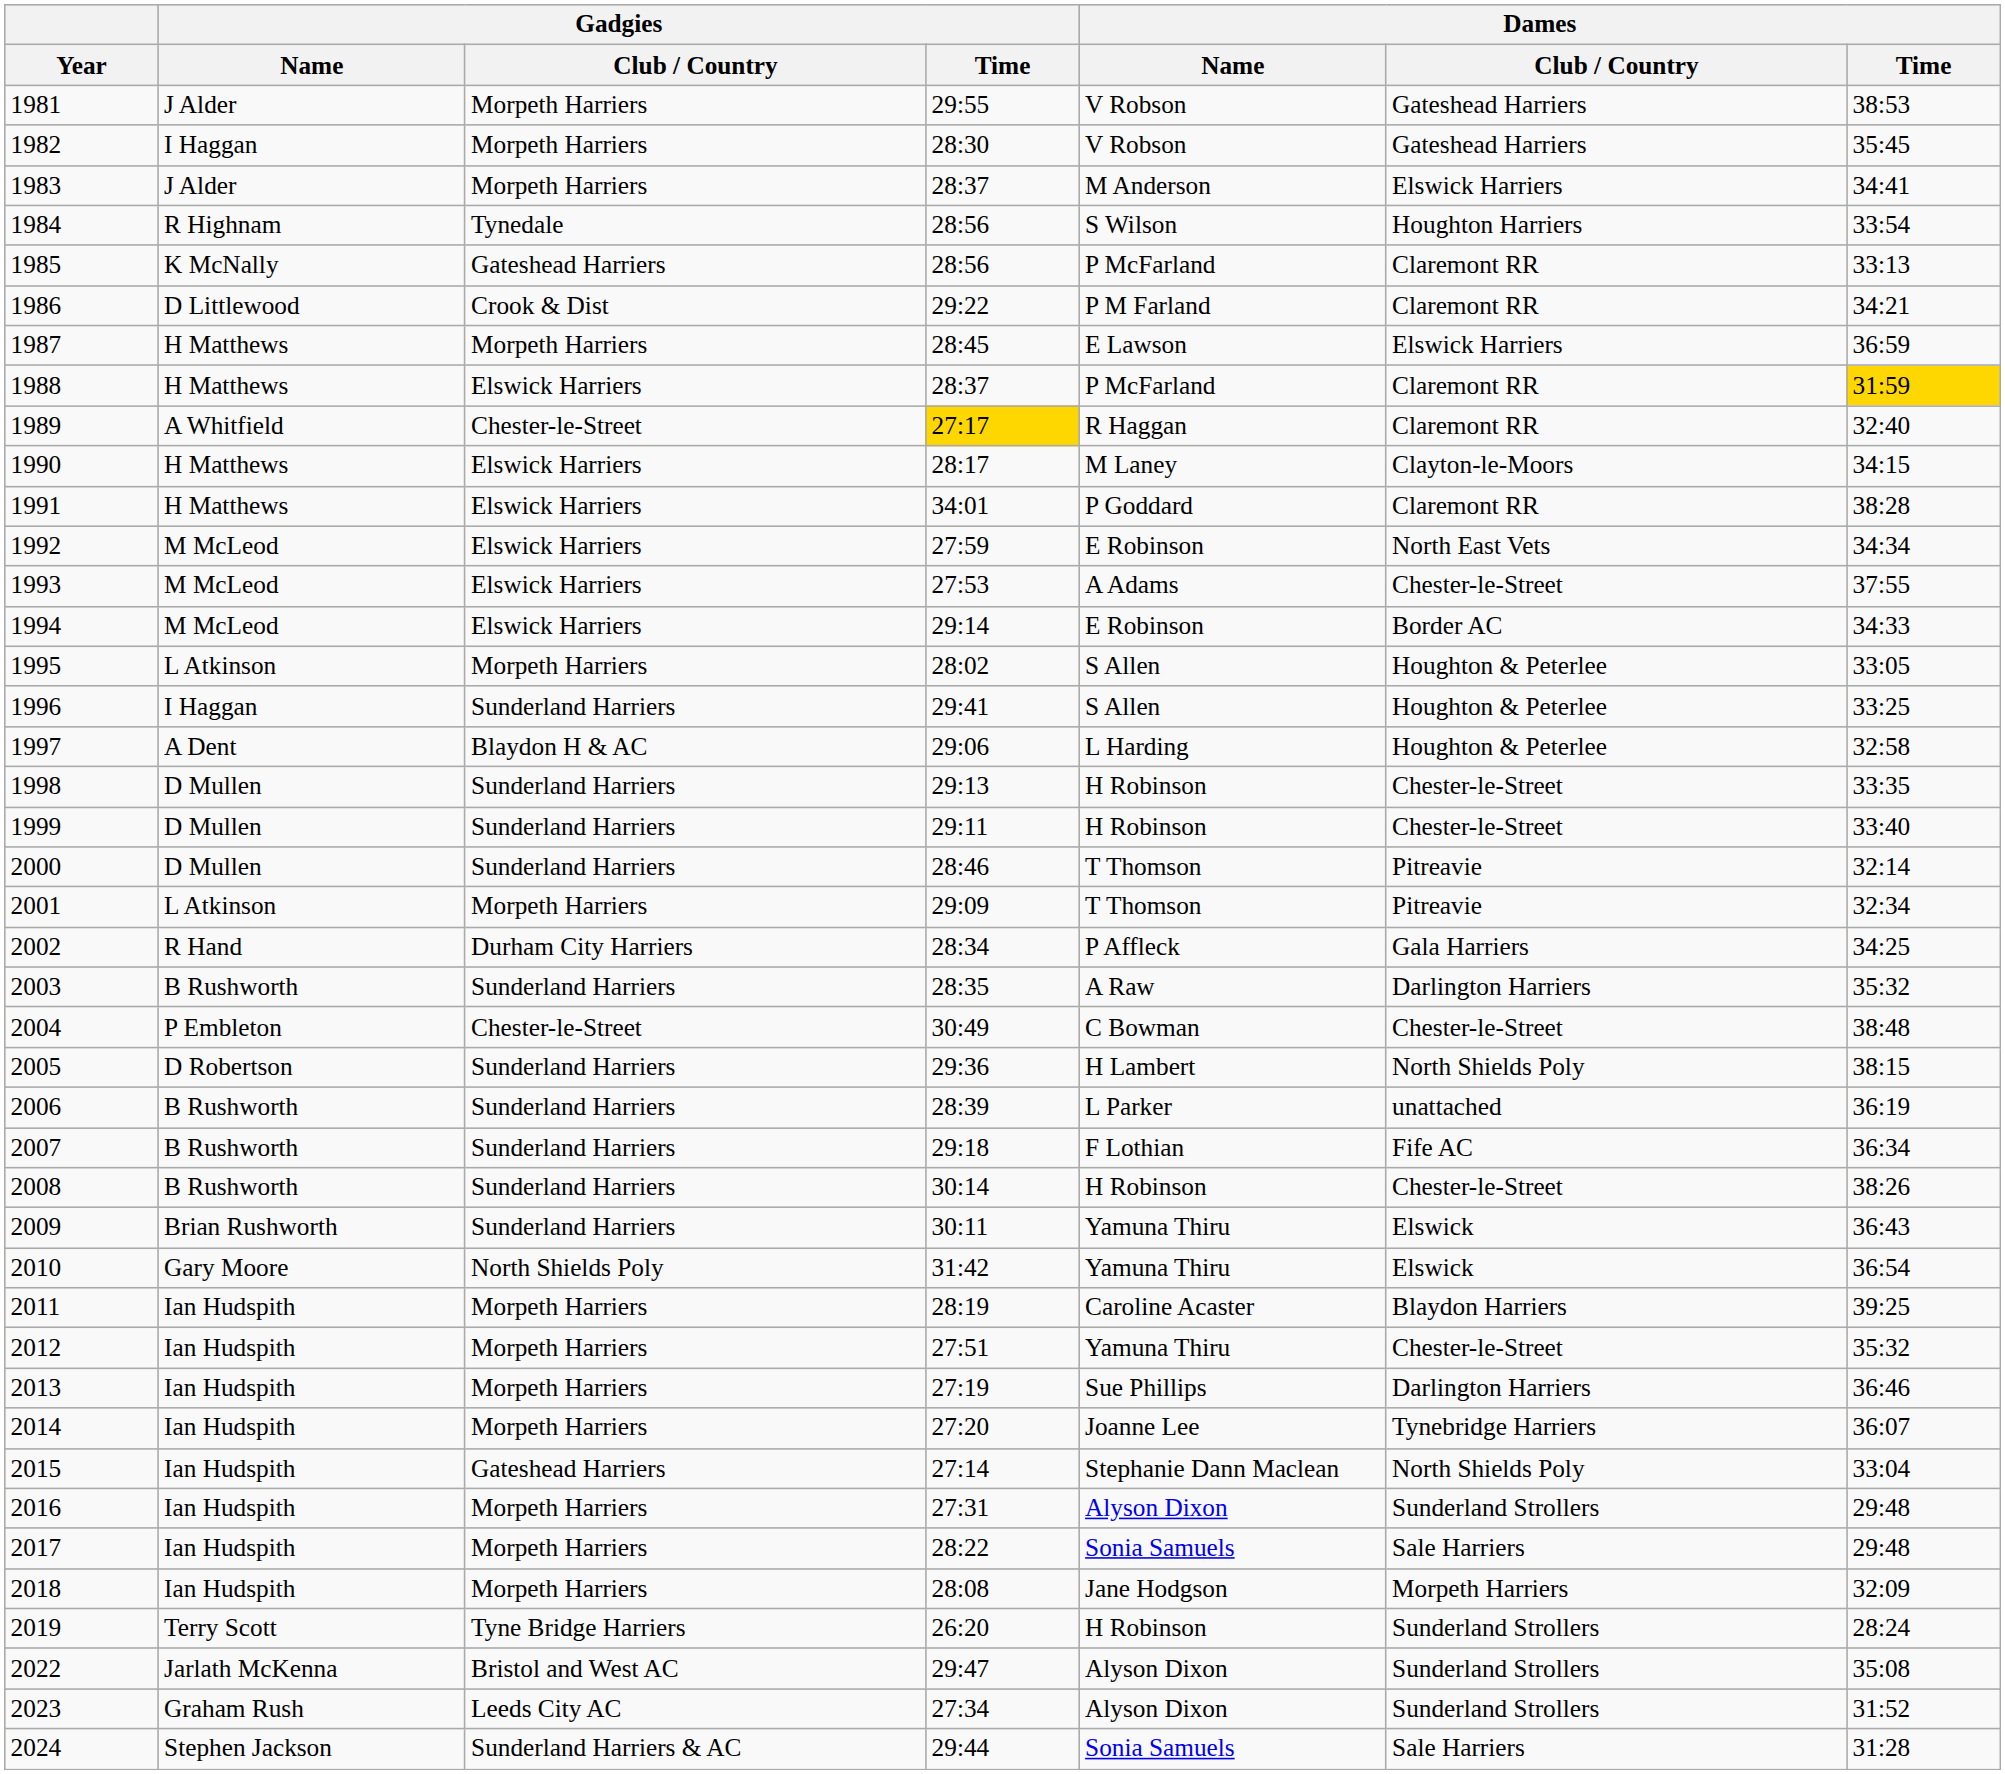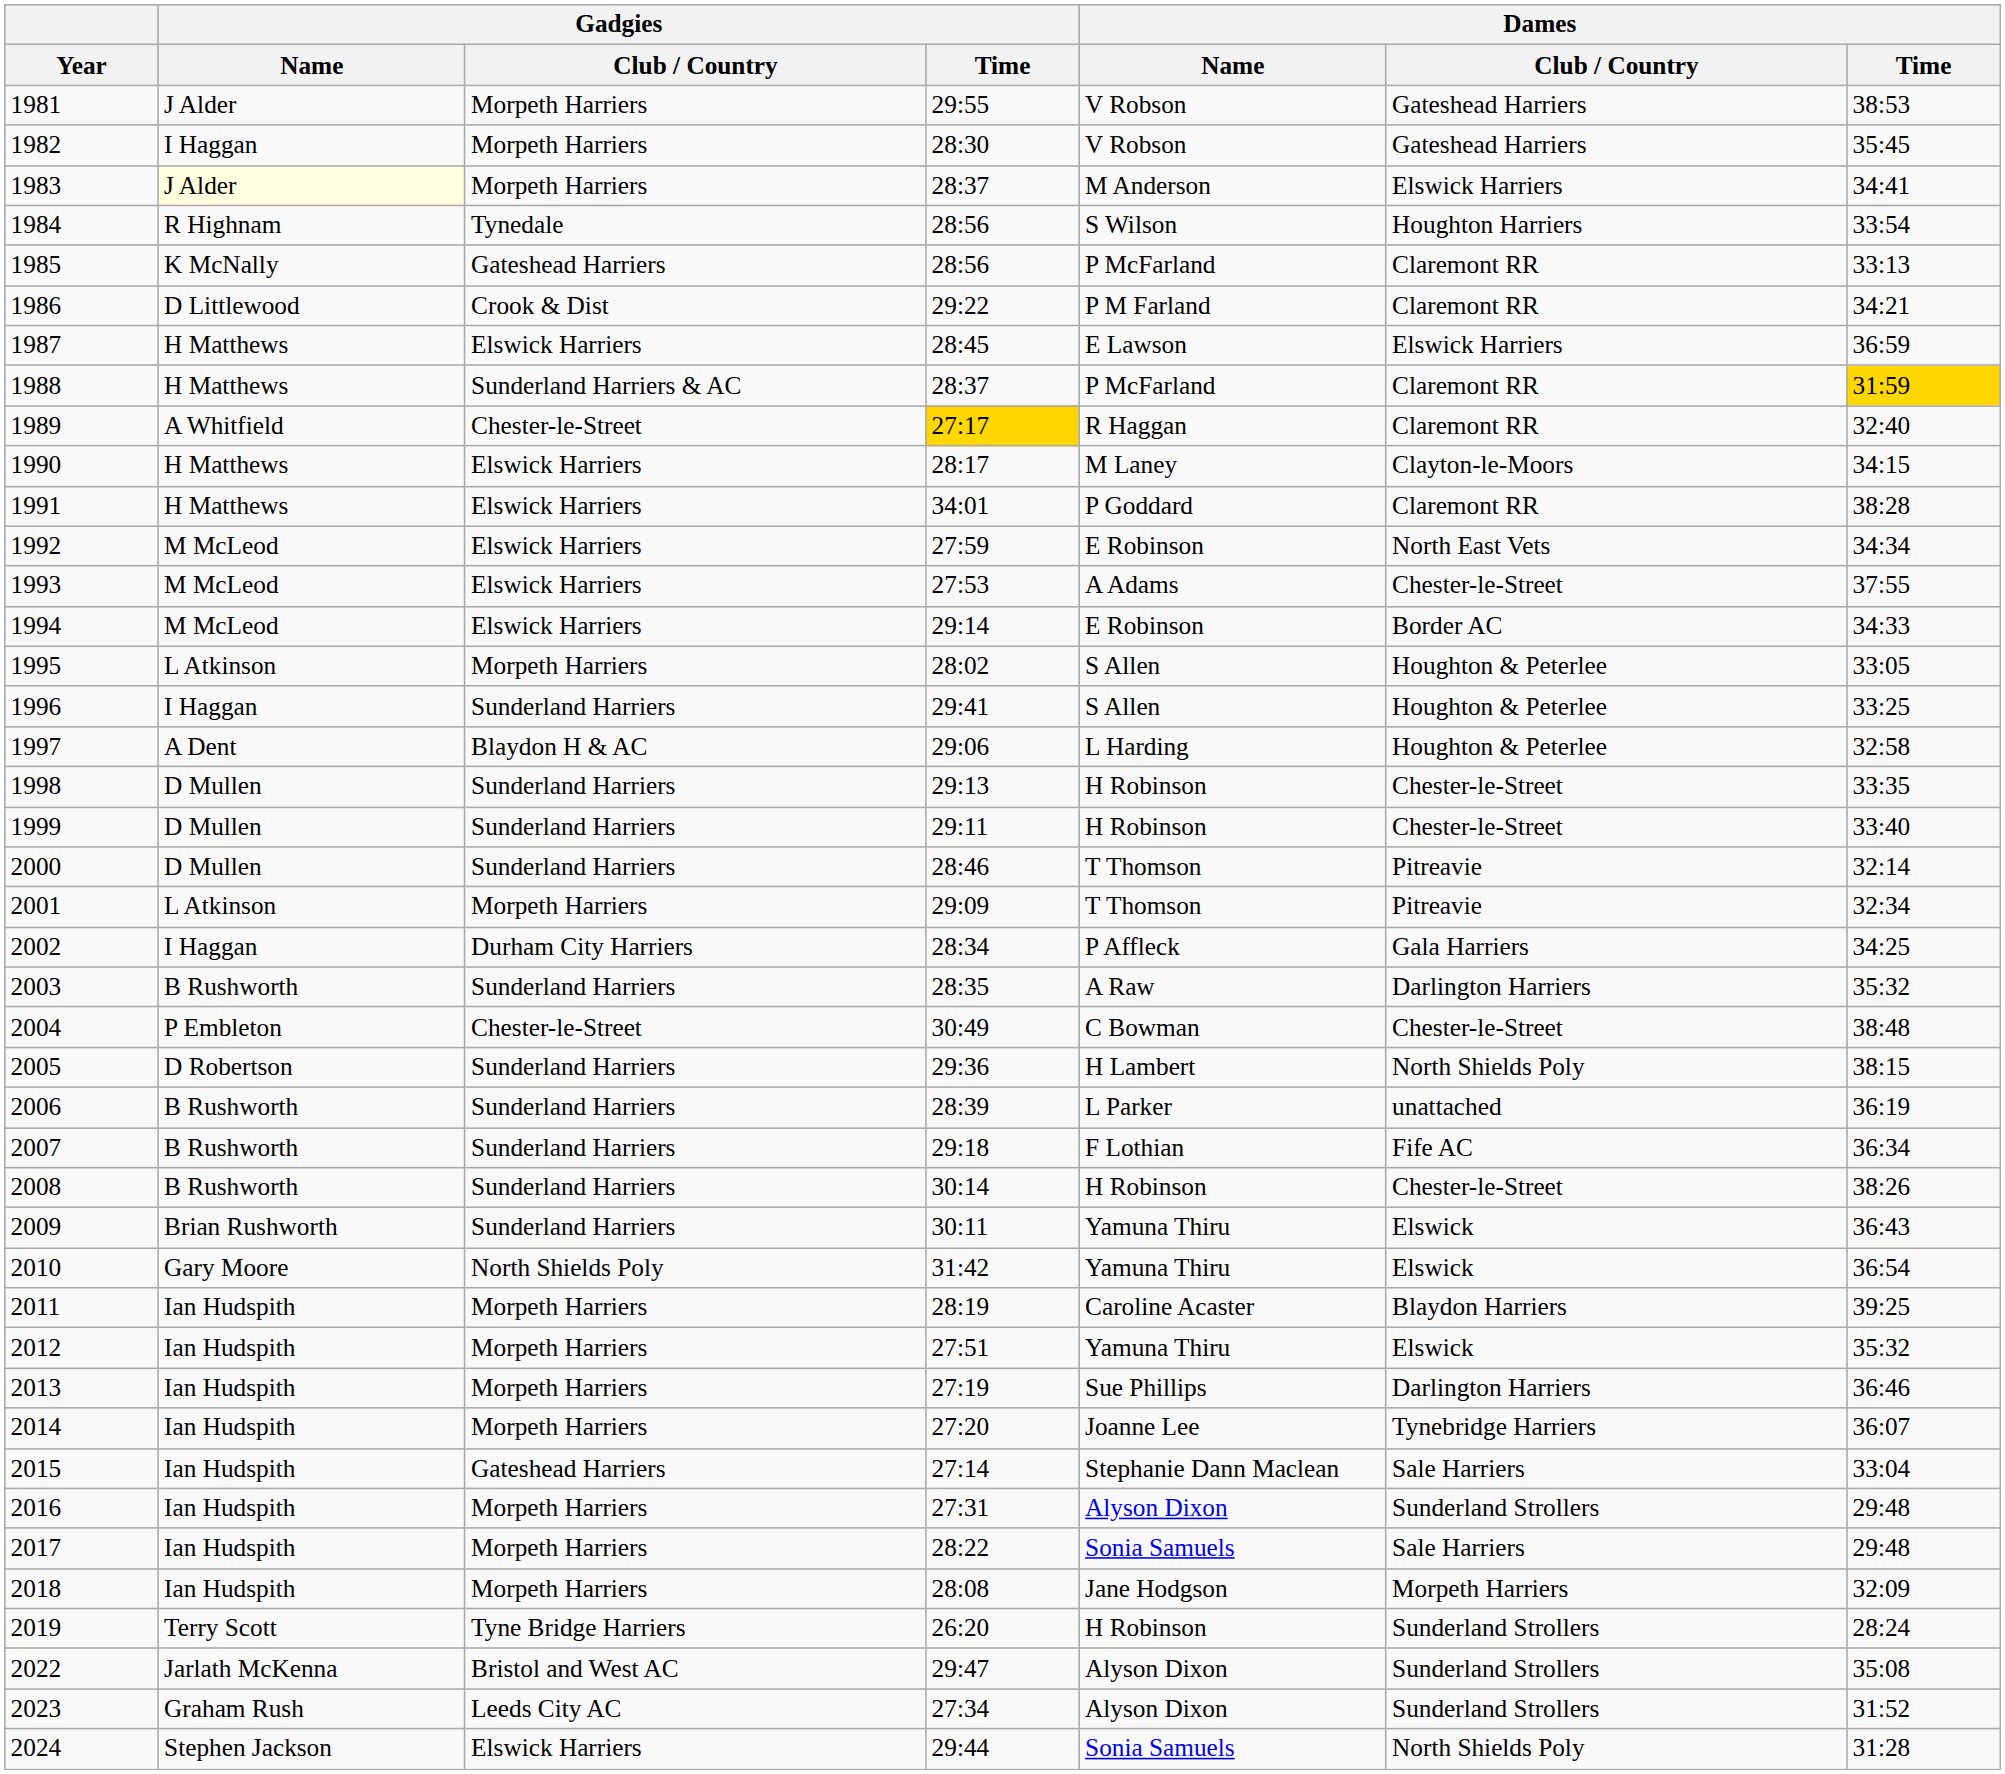(200, 184) no background -> (200, 184) lightyellow background
(559, 345) Morpeth Harriers -> (556, 345) Elswick Harriers
(556, 385) Elswick Harriers -> (606, 385) Sunderland Harriers & AC
(203, 946) R Hand -> (211, 946) I Haggan
(1477, 1347) Chester-le-Street -> (1433, 1347) Elswick
(1488, 1467) North Shields Poly -> (1458, 1467) Sale Harriers
(606, 1748) Sunderland Harriers & AC -> (556, 1748) Elswick Harriers
(1458, 1748) Sale Harriers -> (1488, 1748) North Shields Poly
